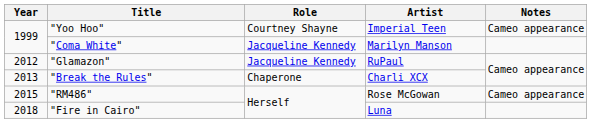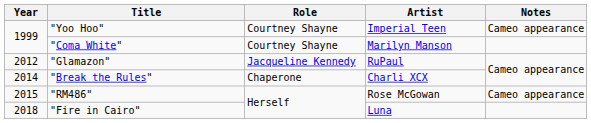(302, 45) Jacqueline Kennedy -> (292, 45) Courtney Shayne
(26, 78) 2013 -> (26, 78) 2014
